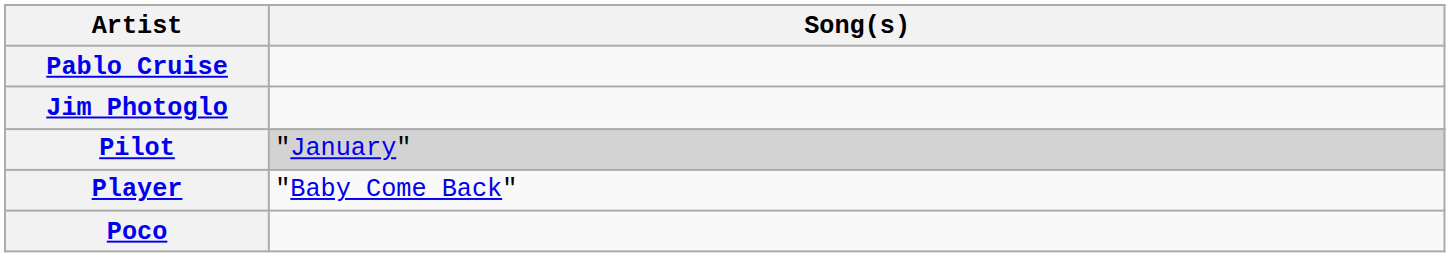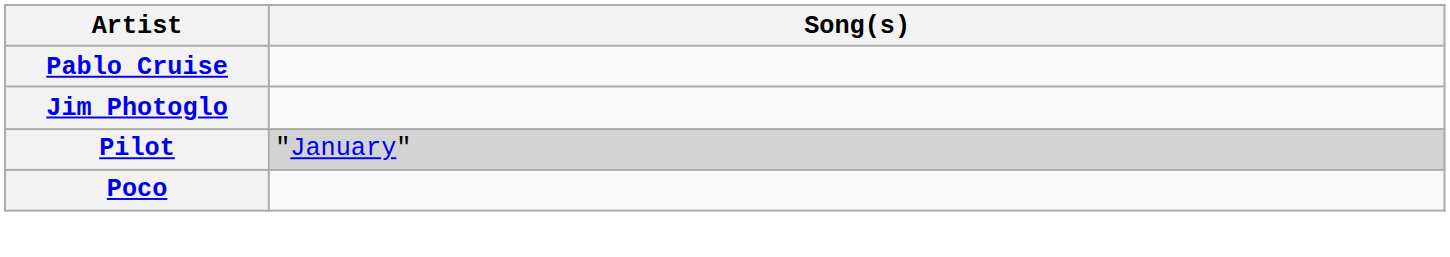- row: (137, 190)
